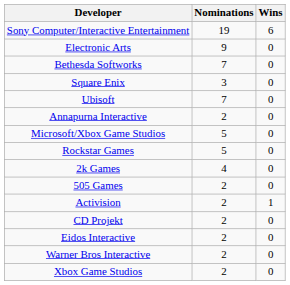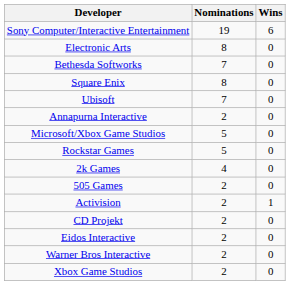(224, 47) 9 -> (224, 47) 8
(224, 82) 3 -> (224, 82) 8
